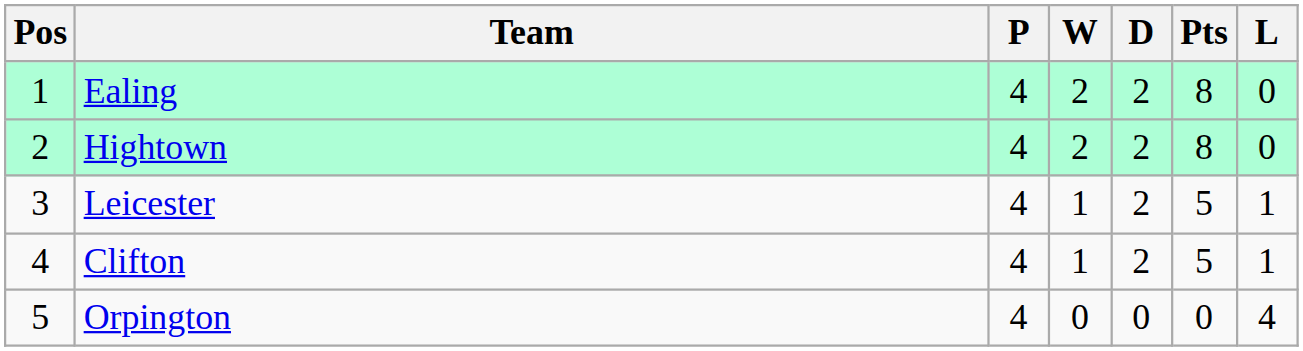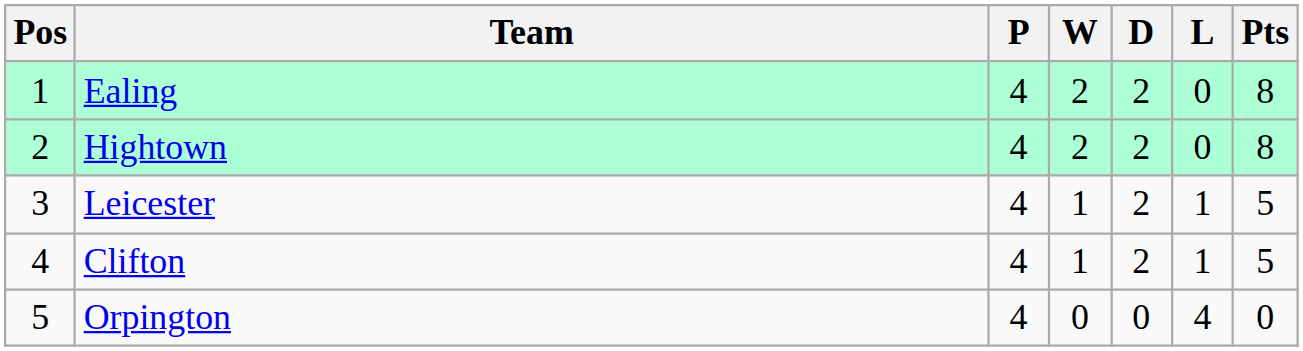columns swapped: (1267, 32) <-> (1204, 32)
